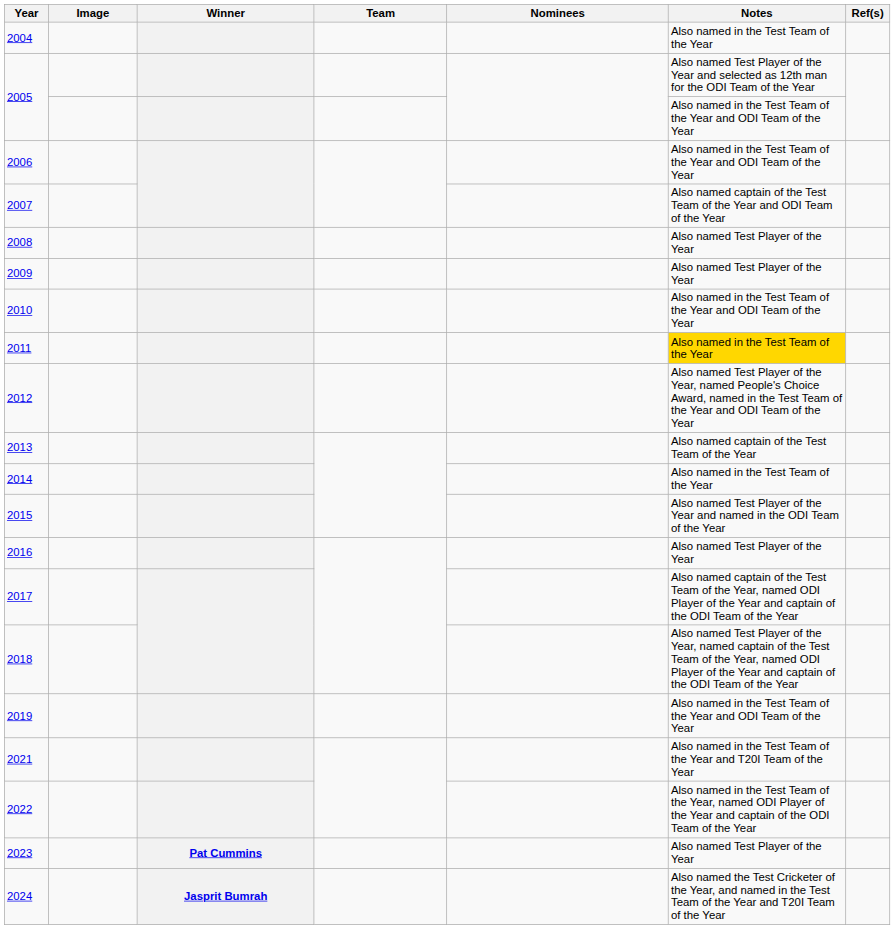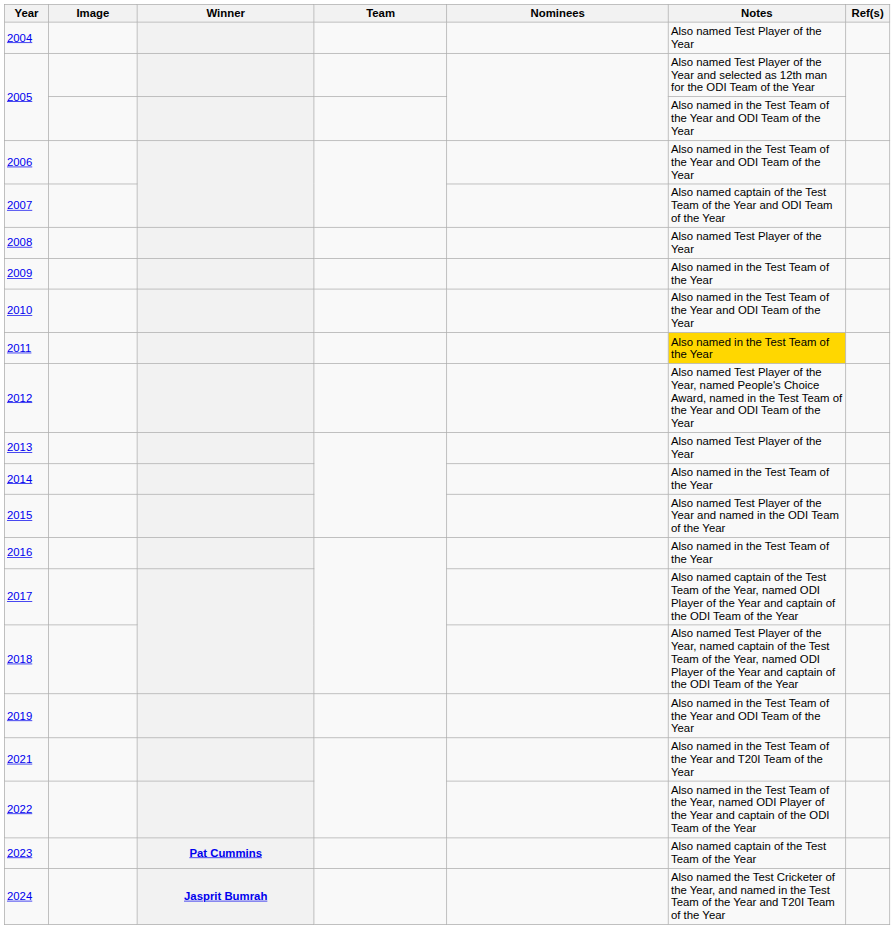(750, 37) Also named in the Test Team of the Year -> (746, 37) Also named Test Player of the Year
(746, 273) Also named Test Player of the Year -> (750, 273) Also named in the Test Team of the Year
(749, 448) Also named captain of the Test Team of the Year -> (746, 448) Also named Test Player of the Year
(746, 553) Also named Test Player of the Year -> (750, 553) Also named in the Test Team of the Year
(746, 853) Also named Test Player of the Year -> (749, 853) Also named captain of the Test Team of the Year
